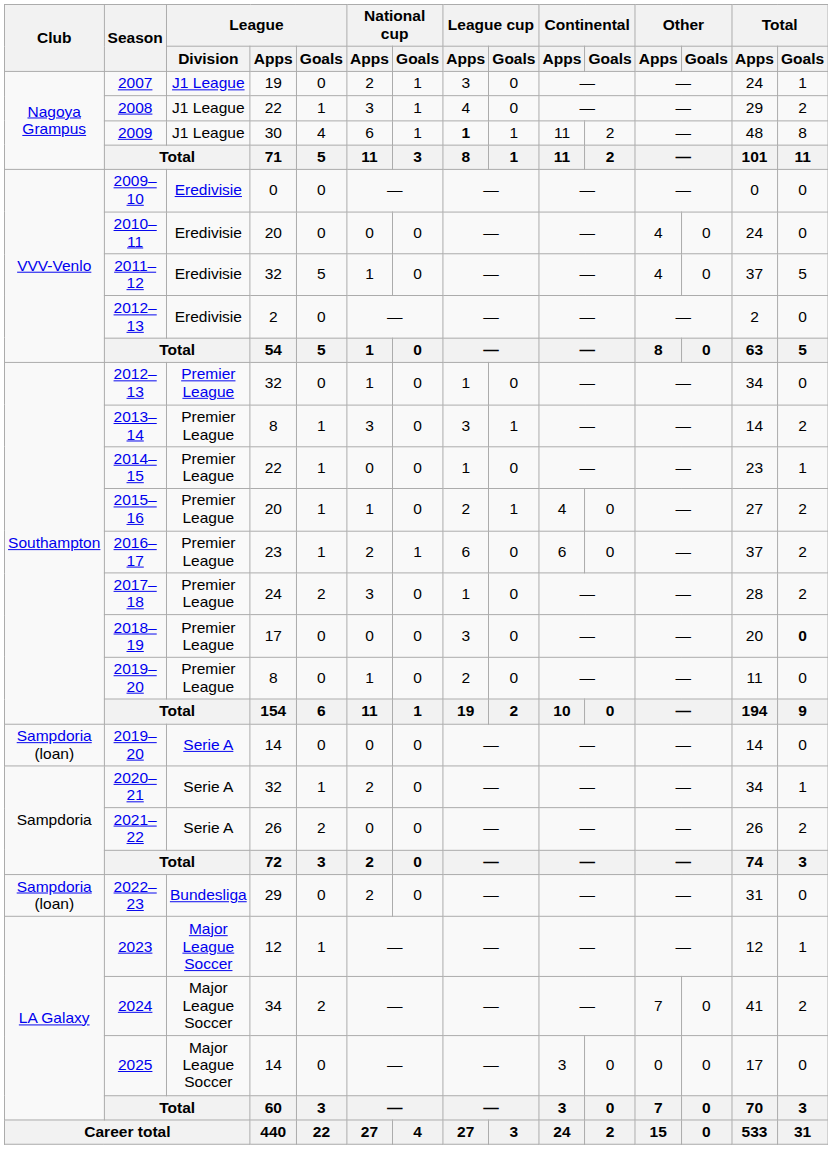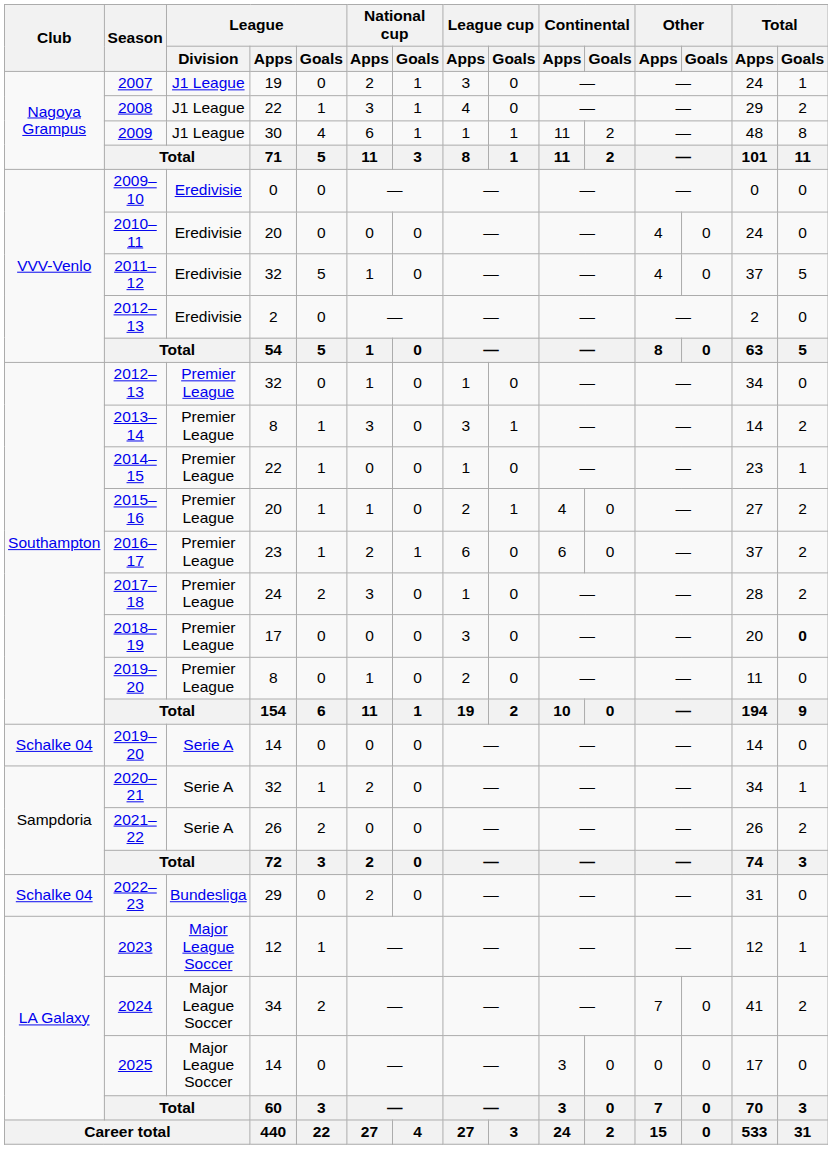(466, 132) bold -> (466, 132) normal
(54, 744) Sampdoria (loan) -> (54, 744) Schalke 04
(54, 895) Sampdoria (loan) -> (54, 895) Schalke 04
